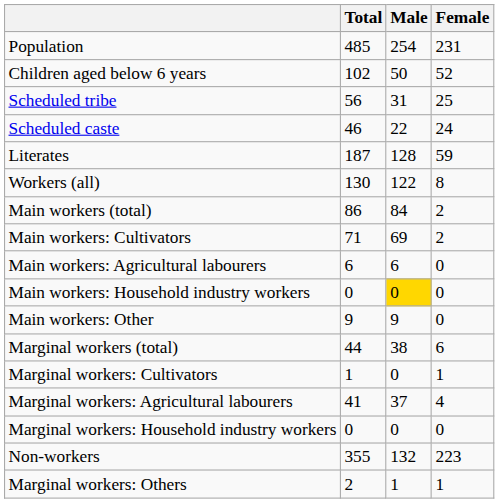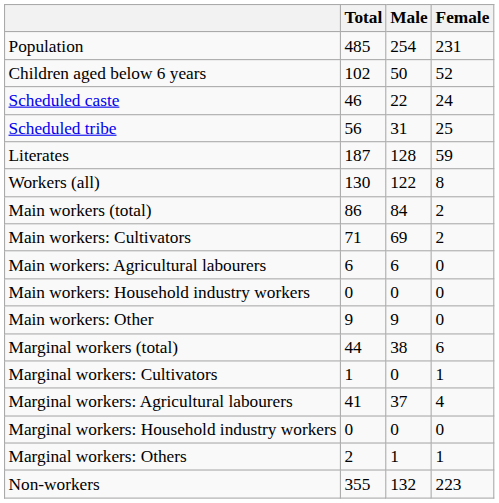rows swapped: (64, 127) <-> (63, 100)
(395, 292) gold background -> (395, 292) no background
rows swapped: (98, 484) <-> (54, 456)
